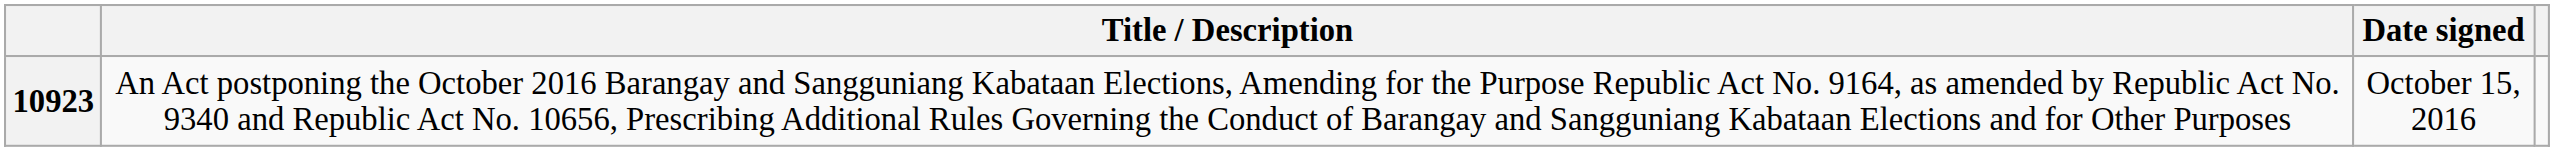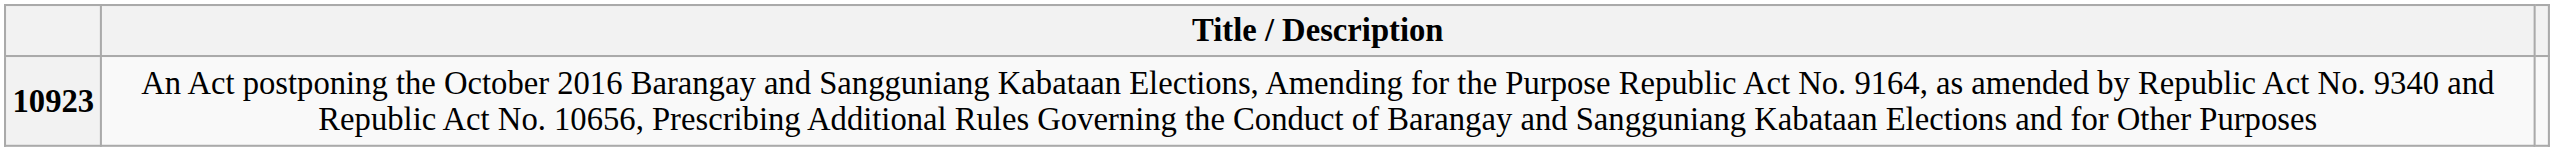- column: (2444, 30)
